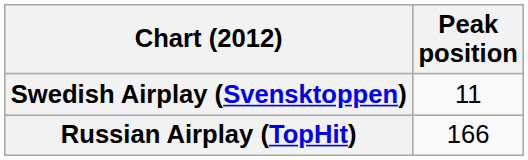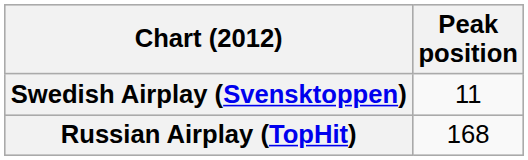(468, 134) 166 -> (468, 134) 168
